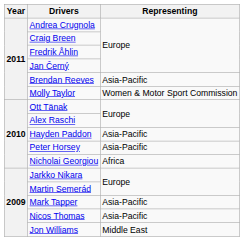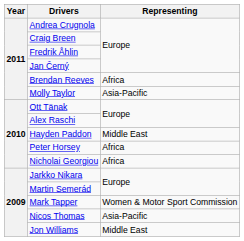(125, 80) Asia-Pacific -> (113, 80) Africa
(170, 93) Women & Motor Sport Commission -> (125, 93) Asia-Pacific
(125, 134) Asia-Pacific -> (125, 134) Middle East
(125, 148) Asia-Pacific -> (113, 148) Africa
(125, 203) Asia-Pacific -> (170, 203) Women & Motor Sport Commission
